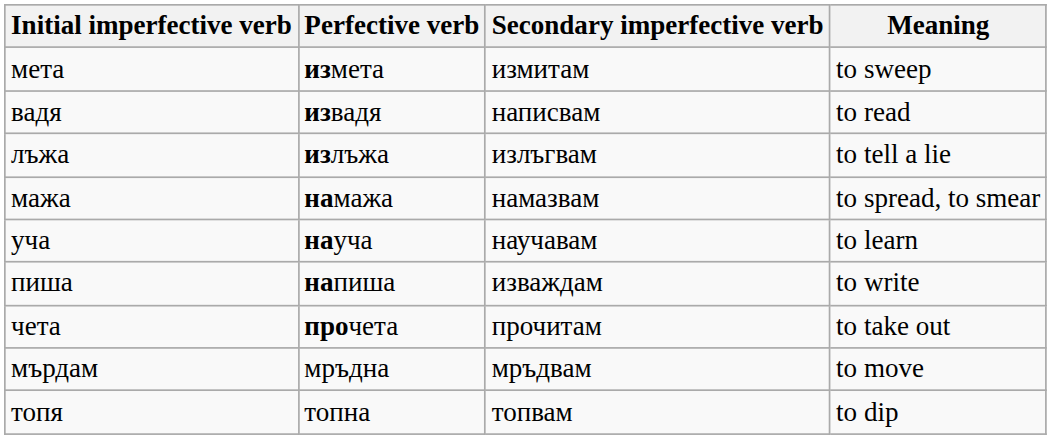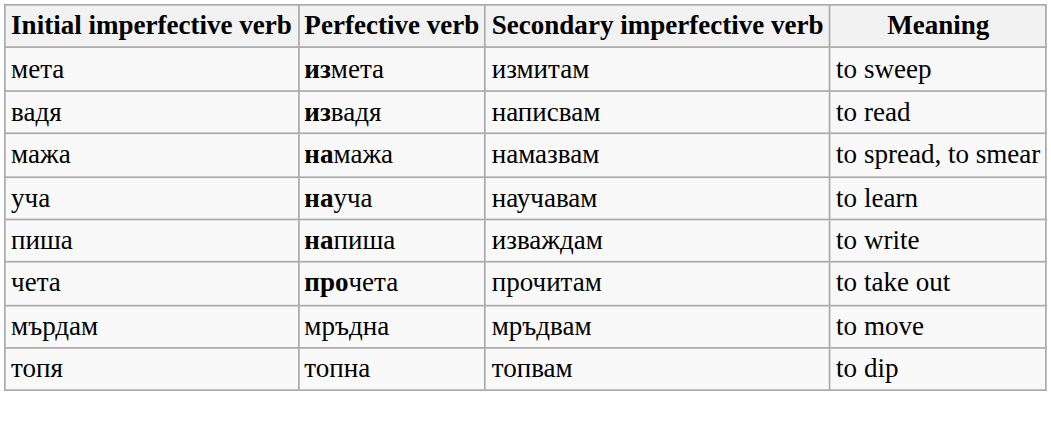- row: (40, 154)
